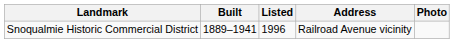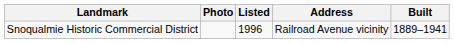columns swapped: (230, 13) <-> (432, 13)
